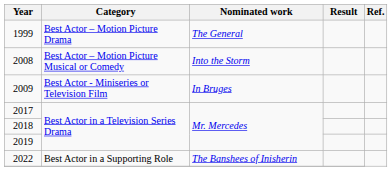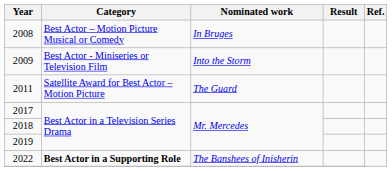- row: (23, 34)
(221, 61) Into the Storm -> (213, 34) In Bruges
(212, 88) In Bruges -> (222, 61) Into the Storm
+ row: (23, 88)
(109, 158) normal -> (112, 158) bold
